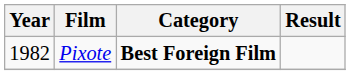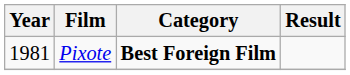(30, 52) 1982 -> (30, 52) 1981
